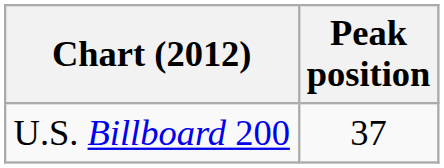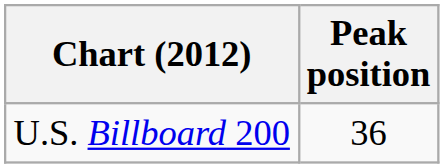(369, 132) 37 -> (369, 132) 36
